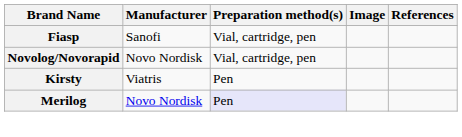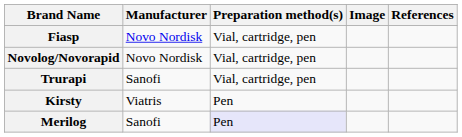(143, 36) Sanofi -> (164, 36) Novo Nordisk
+ row: (64, 79)
(164, 100) Novo Nordisk -> (143, 121) Sanofi
